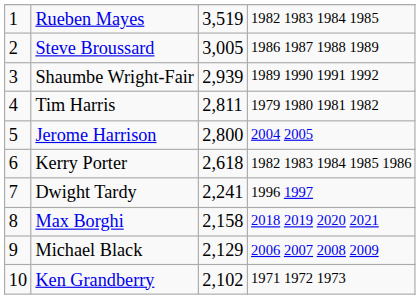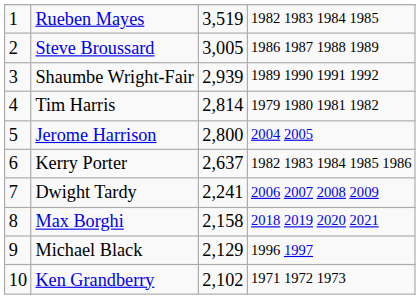(223, 105) 2,811 -> (223, 105) 2,814
(223, 163) 2,618 -> (223, 163) 2,637
(282, 192) 1996 1997 -> (315, 192) 2006 2007 2008 2009
(315, 250) 2006 2007 2008 2009 -> (282, 250) 1996 1997
